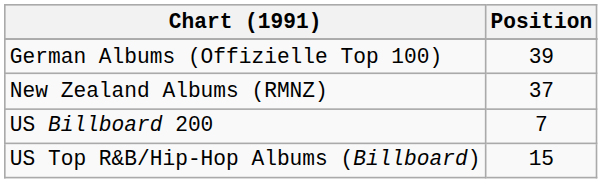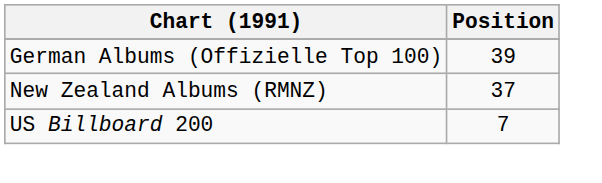- row: (245, 160)
